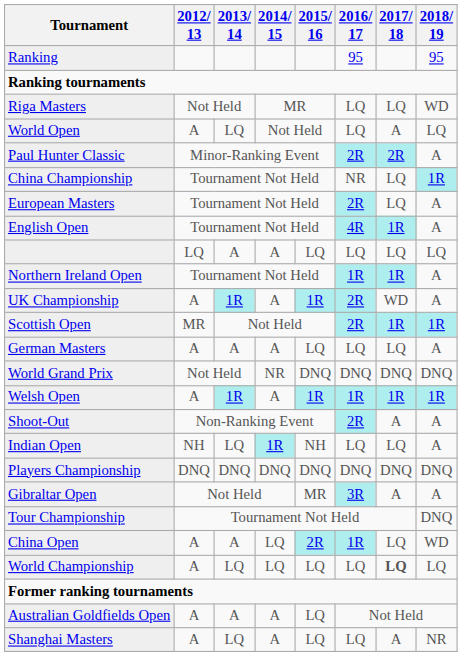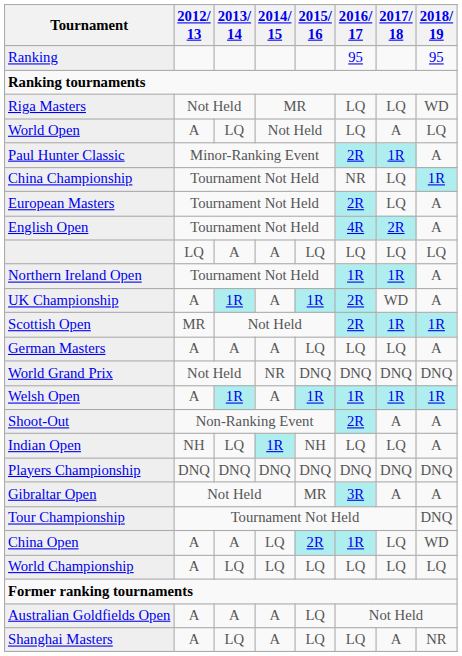(396, 154) 2R -> (396, 154) 1R
(396, 227) 1R -> (396, 227) 2R
(396, 566) bold -> (396, 566) normal
